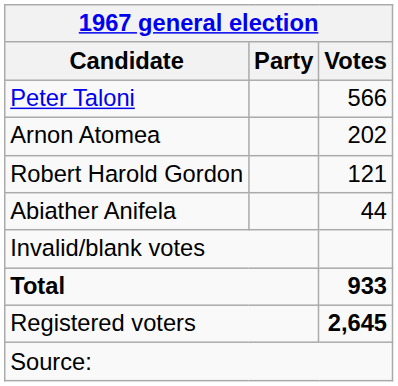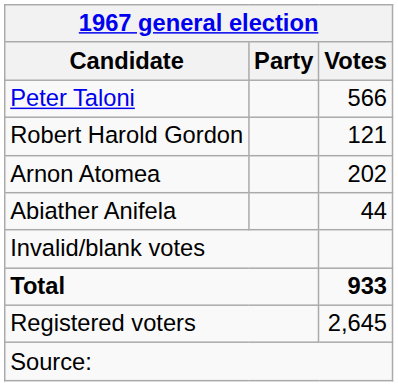rows swapped: (85, 135) <-> (127, 173)
(357, 323) bold -> (357, 323) normal
